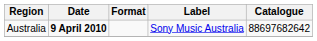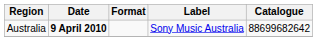(279, 28) 88697682642 -> (279, 28) 88699682642
